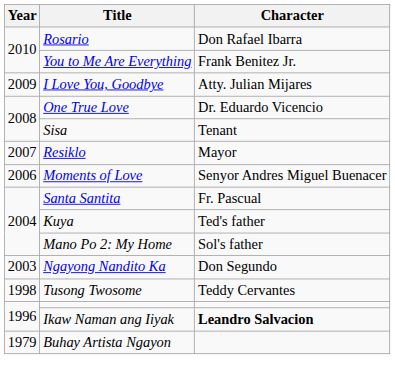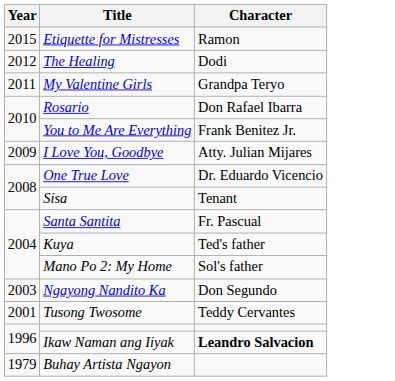+ row: (111, 38)
+ row: (79, 61)
+ row: (98, 84)
- row: (64, 152)
- row: (93, 175)
(22, 289) 1998 -> (22, 312) 2001
